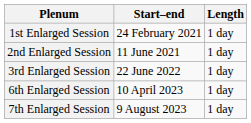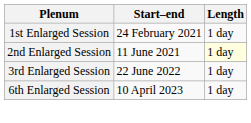(220, 52) no background -> (220, 52) lightyellow background
- row: (59, 109)
